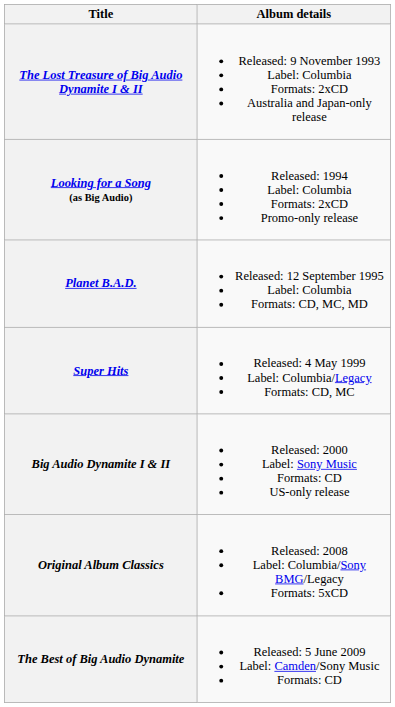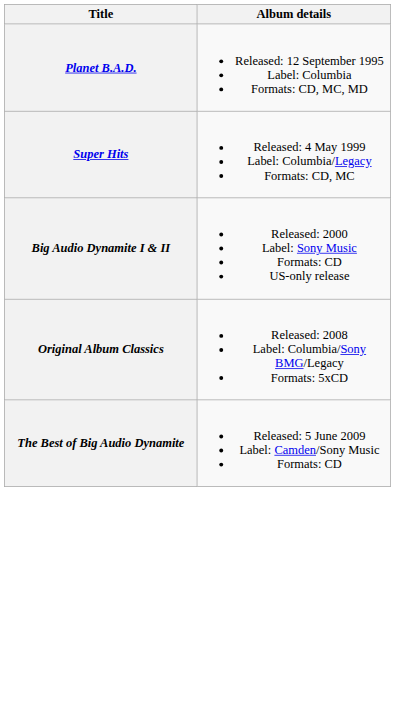- row: (101, 81)
- row: (101, 189)
